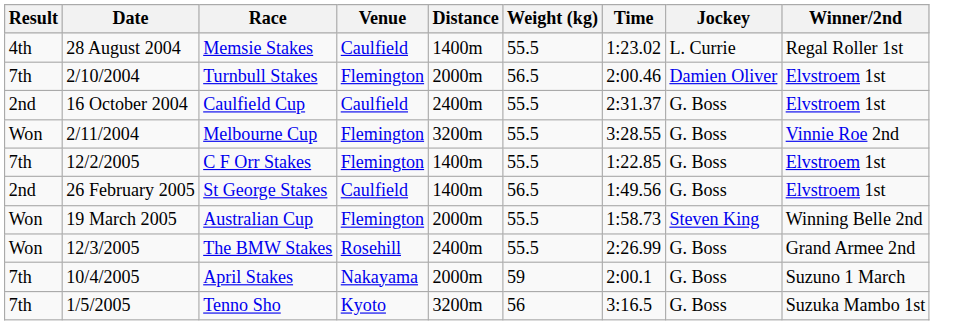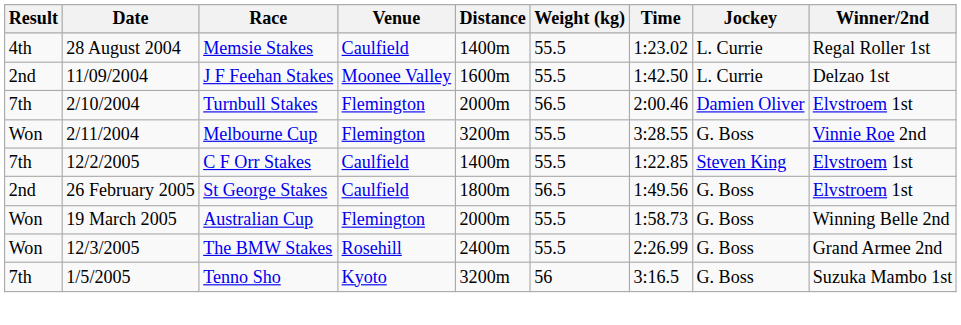+ row: (268, 76)
- row: (254, 104)
(382, 162) Flemington -> (375, 162) Caulfield
(698, 162) G. Boss -> (741, 162) Steven King
(458, 190) 1400m -> (485, 190) 1800m
(714, 219) Steven King -> (725, 219) G. Boss
- row: (248, 276)
